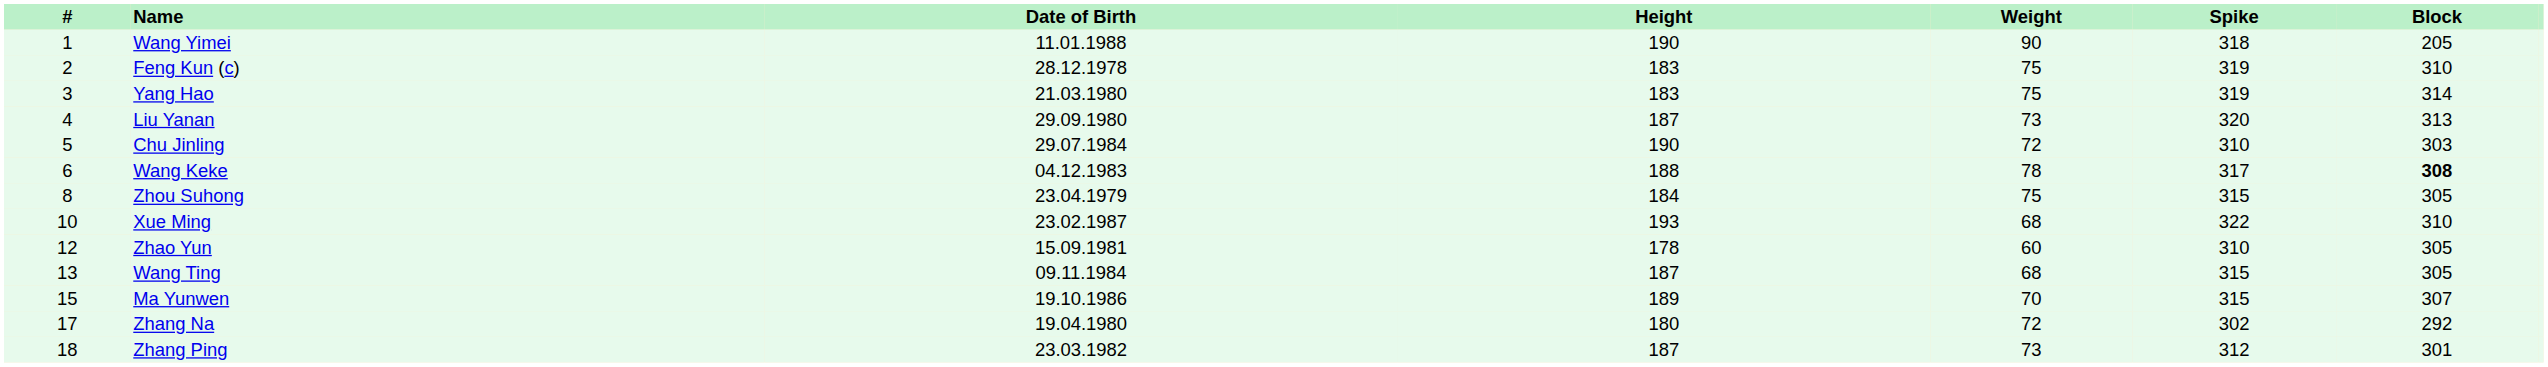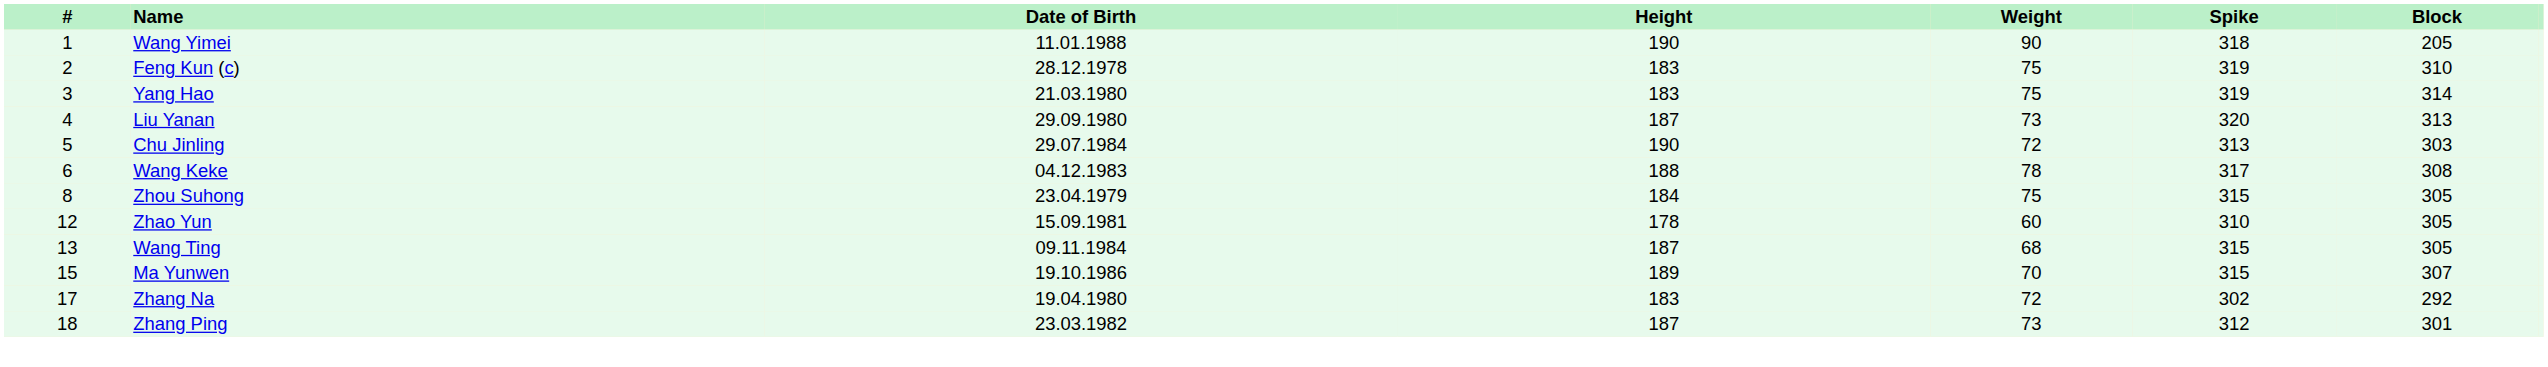(2234, 145) 310 -> (2234, 145) 313
(2437, 170) bold -> (2437, 170) normal
- row: (172, 222)
(1664, 324) 180 -> (1664, 298) 183
